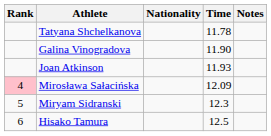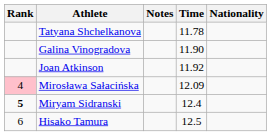columns swapped: (173, 13) <-> (250, 13)
(219, 67) 11.93 -> (191, 67) 11.92
(20, 103) normal -> (20, 103) bold
(219, 103) 12.3 -> (191, 103) 12.4
